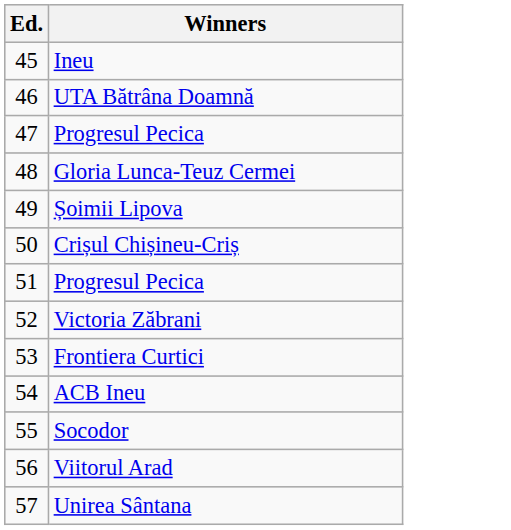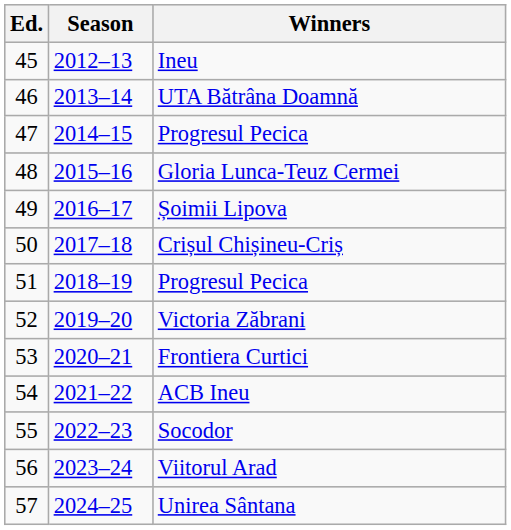+ column: (100, 23)
